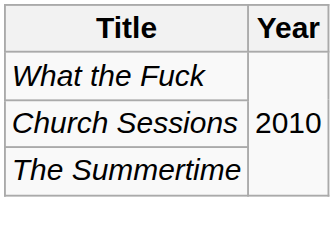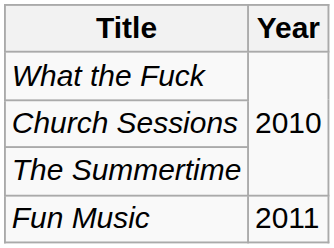+ row: (81, 218)
